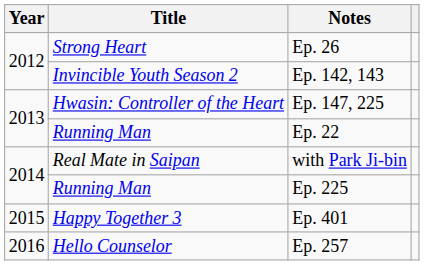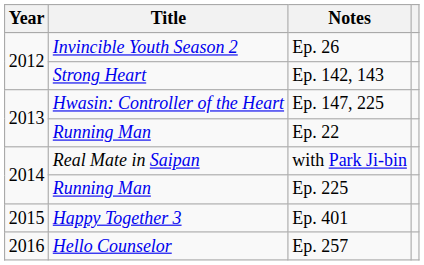(99, 47) Strong Heart -> (145, 47) Invincible Youth Season 2
(145, 75) Invincible Youth Season 2 -> (99, 75) Strong Heart
